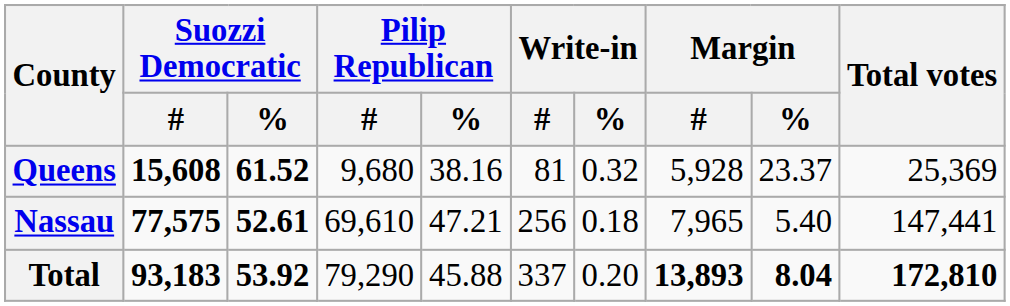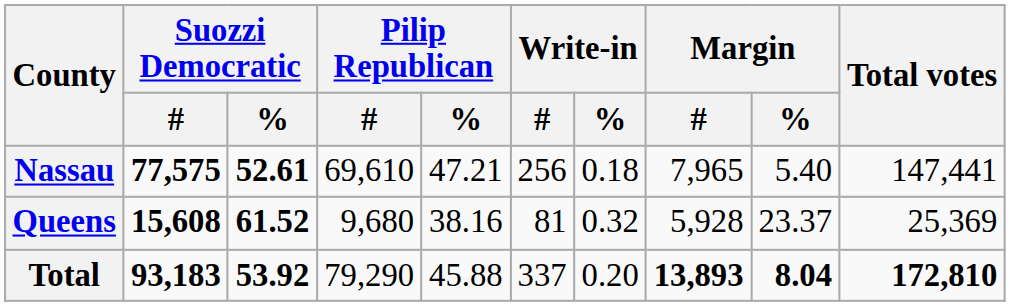rows swapped: (64, 222) <-> (64, 170)
